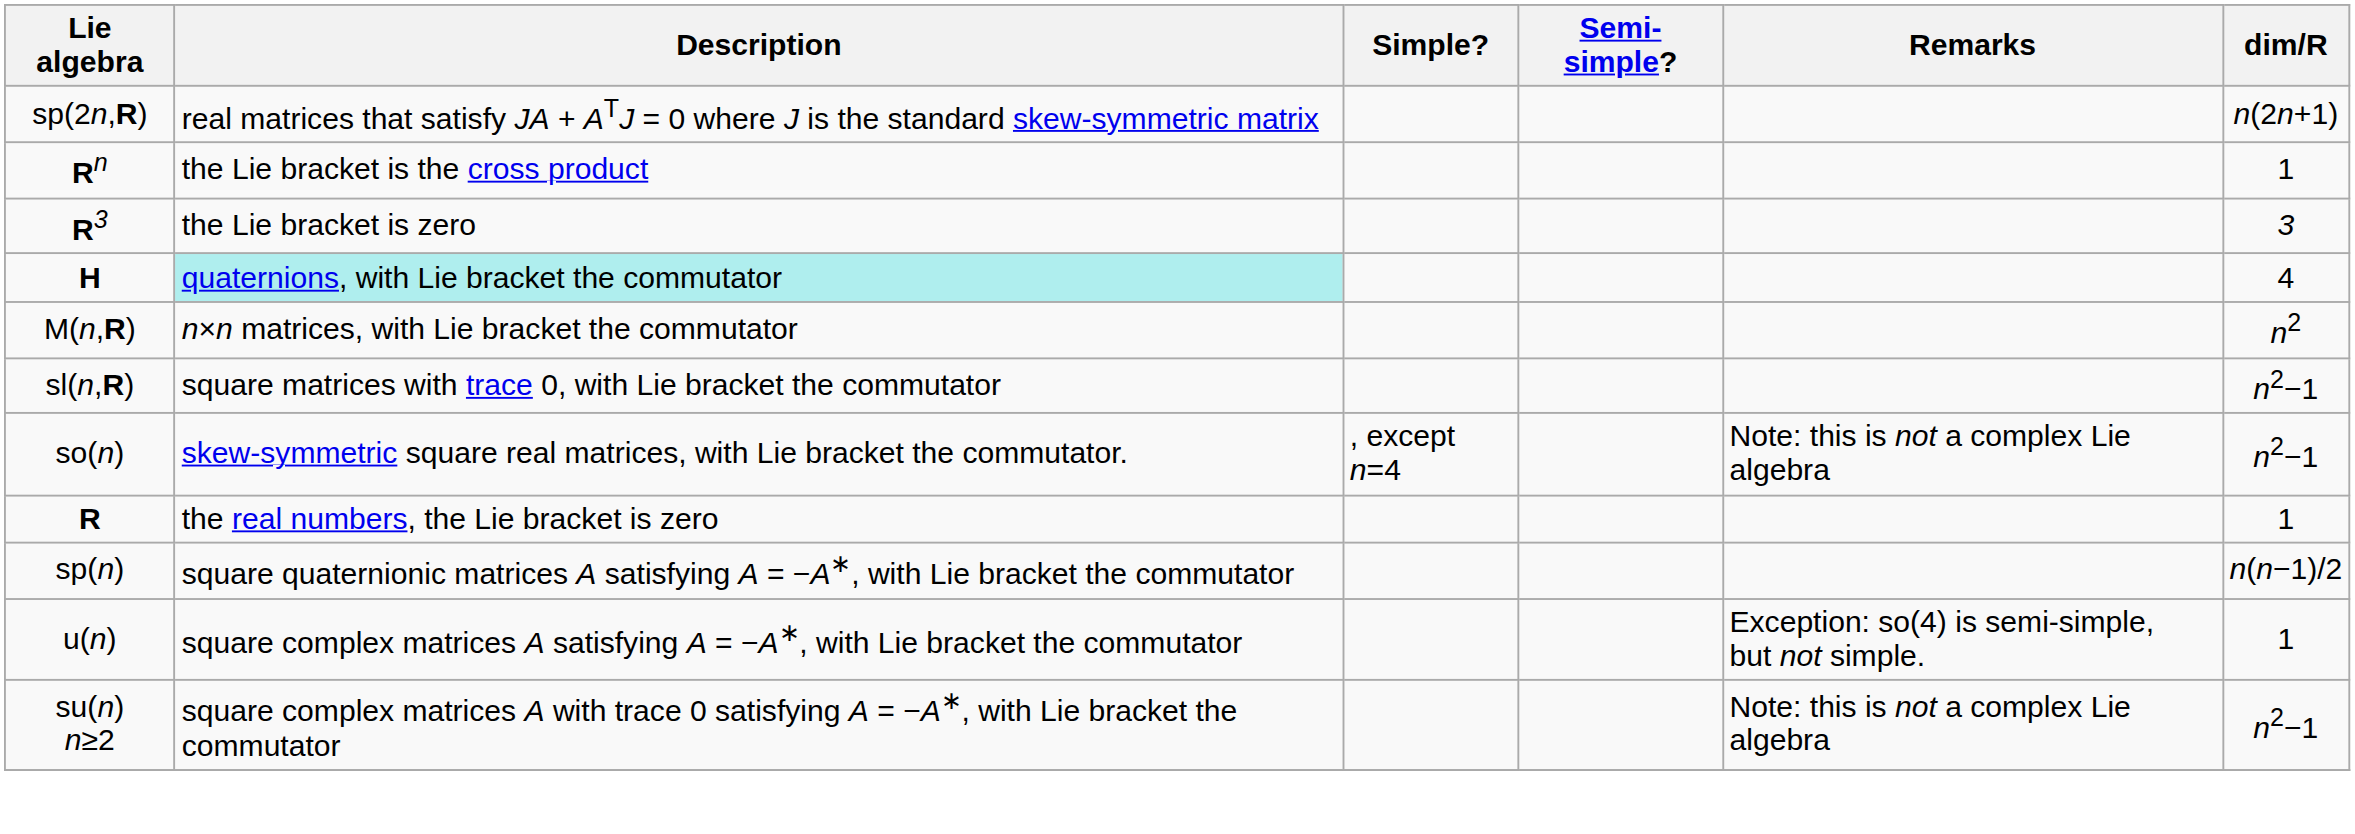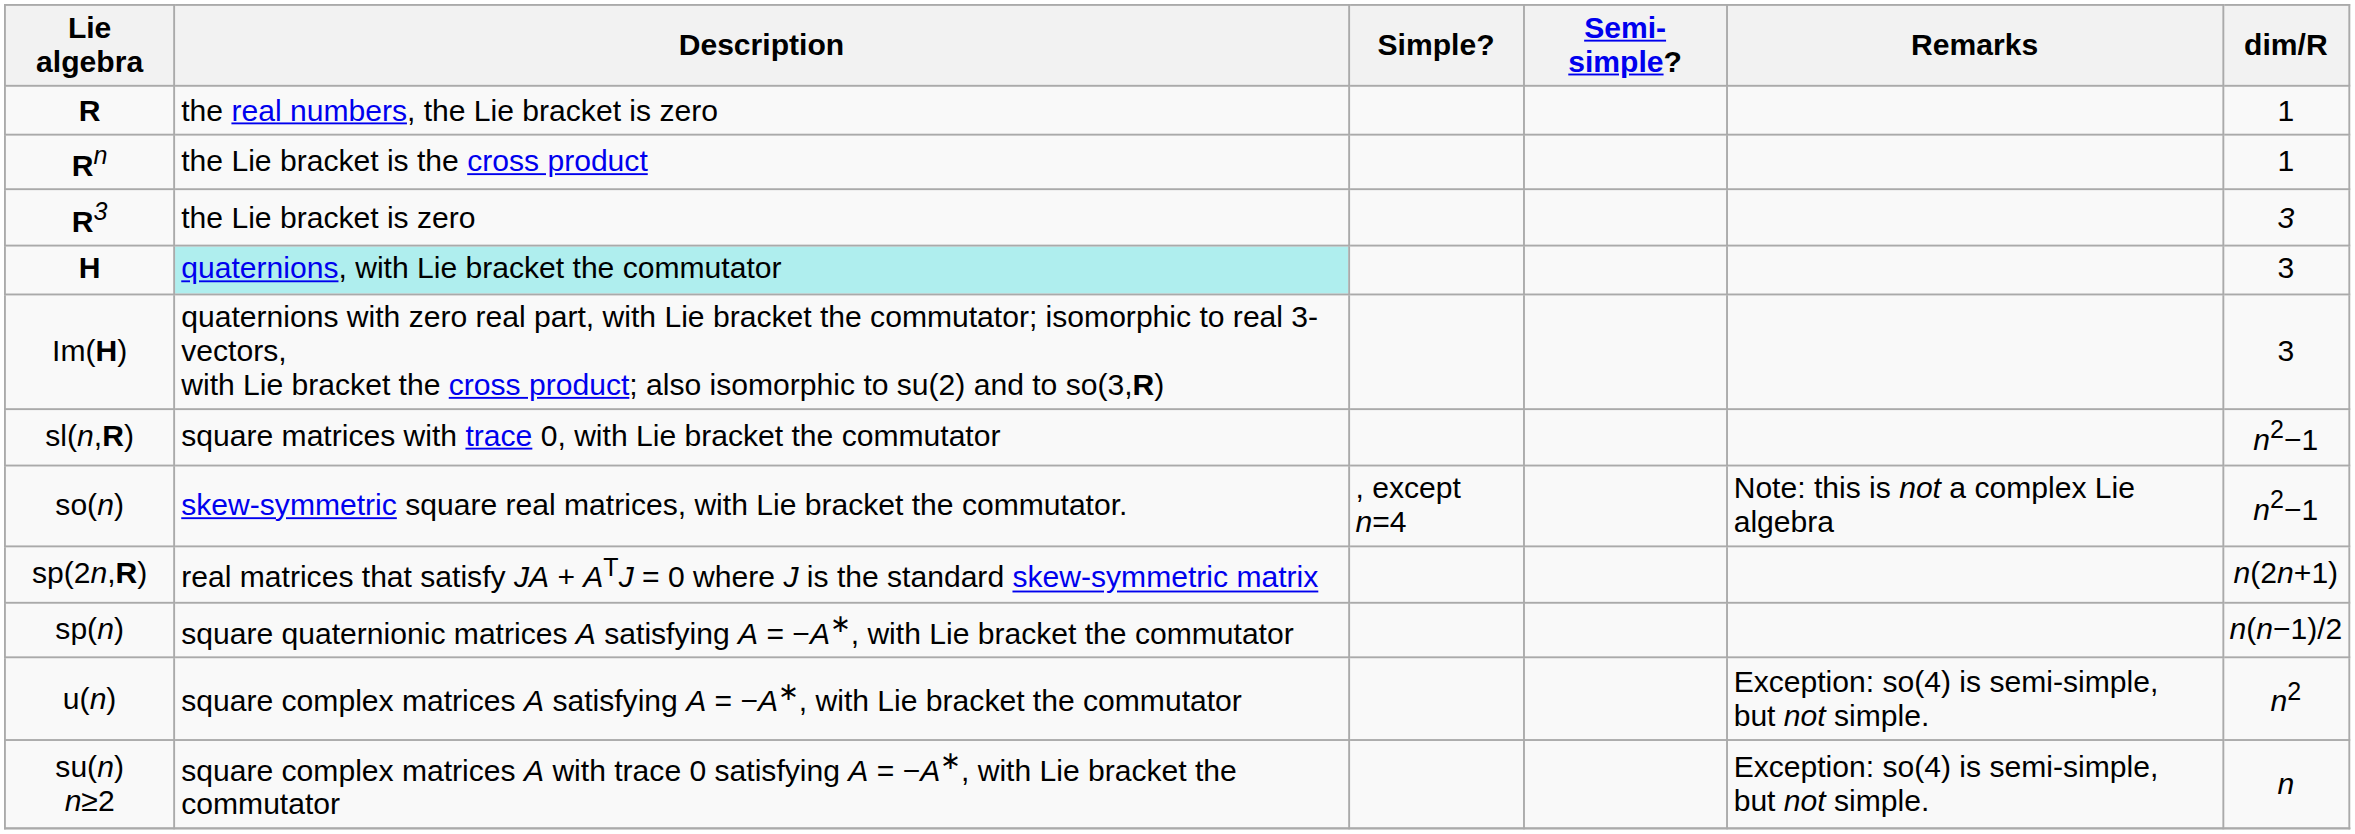rows swapped: (90, 518) <-> (90, 113)
(2286, 277) 4 -> (2286, 269) 3
+ row: (90, 350)
- row: (90, 329)
(2286, 638) 1 -> (2286, 698) n2
(1930, 724) Note: this is not a complex Lie algebra -> (1946, 783) Exception: so(4) is semi-simple, but not simple.
(2286, 724) n2−1 -> (2286, 783) n
